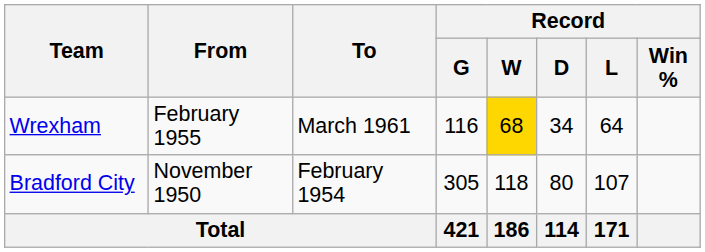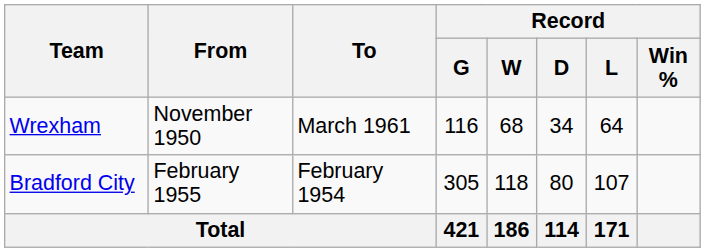(196, 125) February 1955 -> (203, 125) November 1950
(511, 125) gold background -> (511, 125) no background
(203, 183) November 1950 -> (196, 183) February 1955
